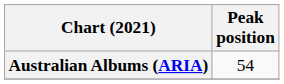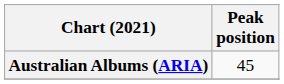(245, 65) 54 -> (245, 65) 45
